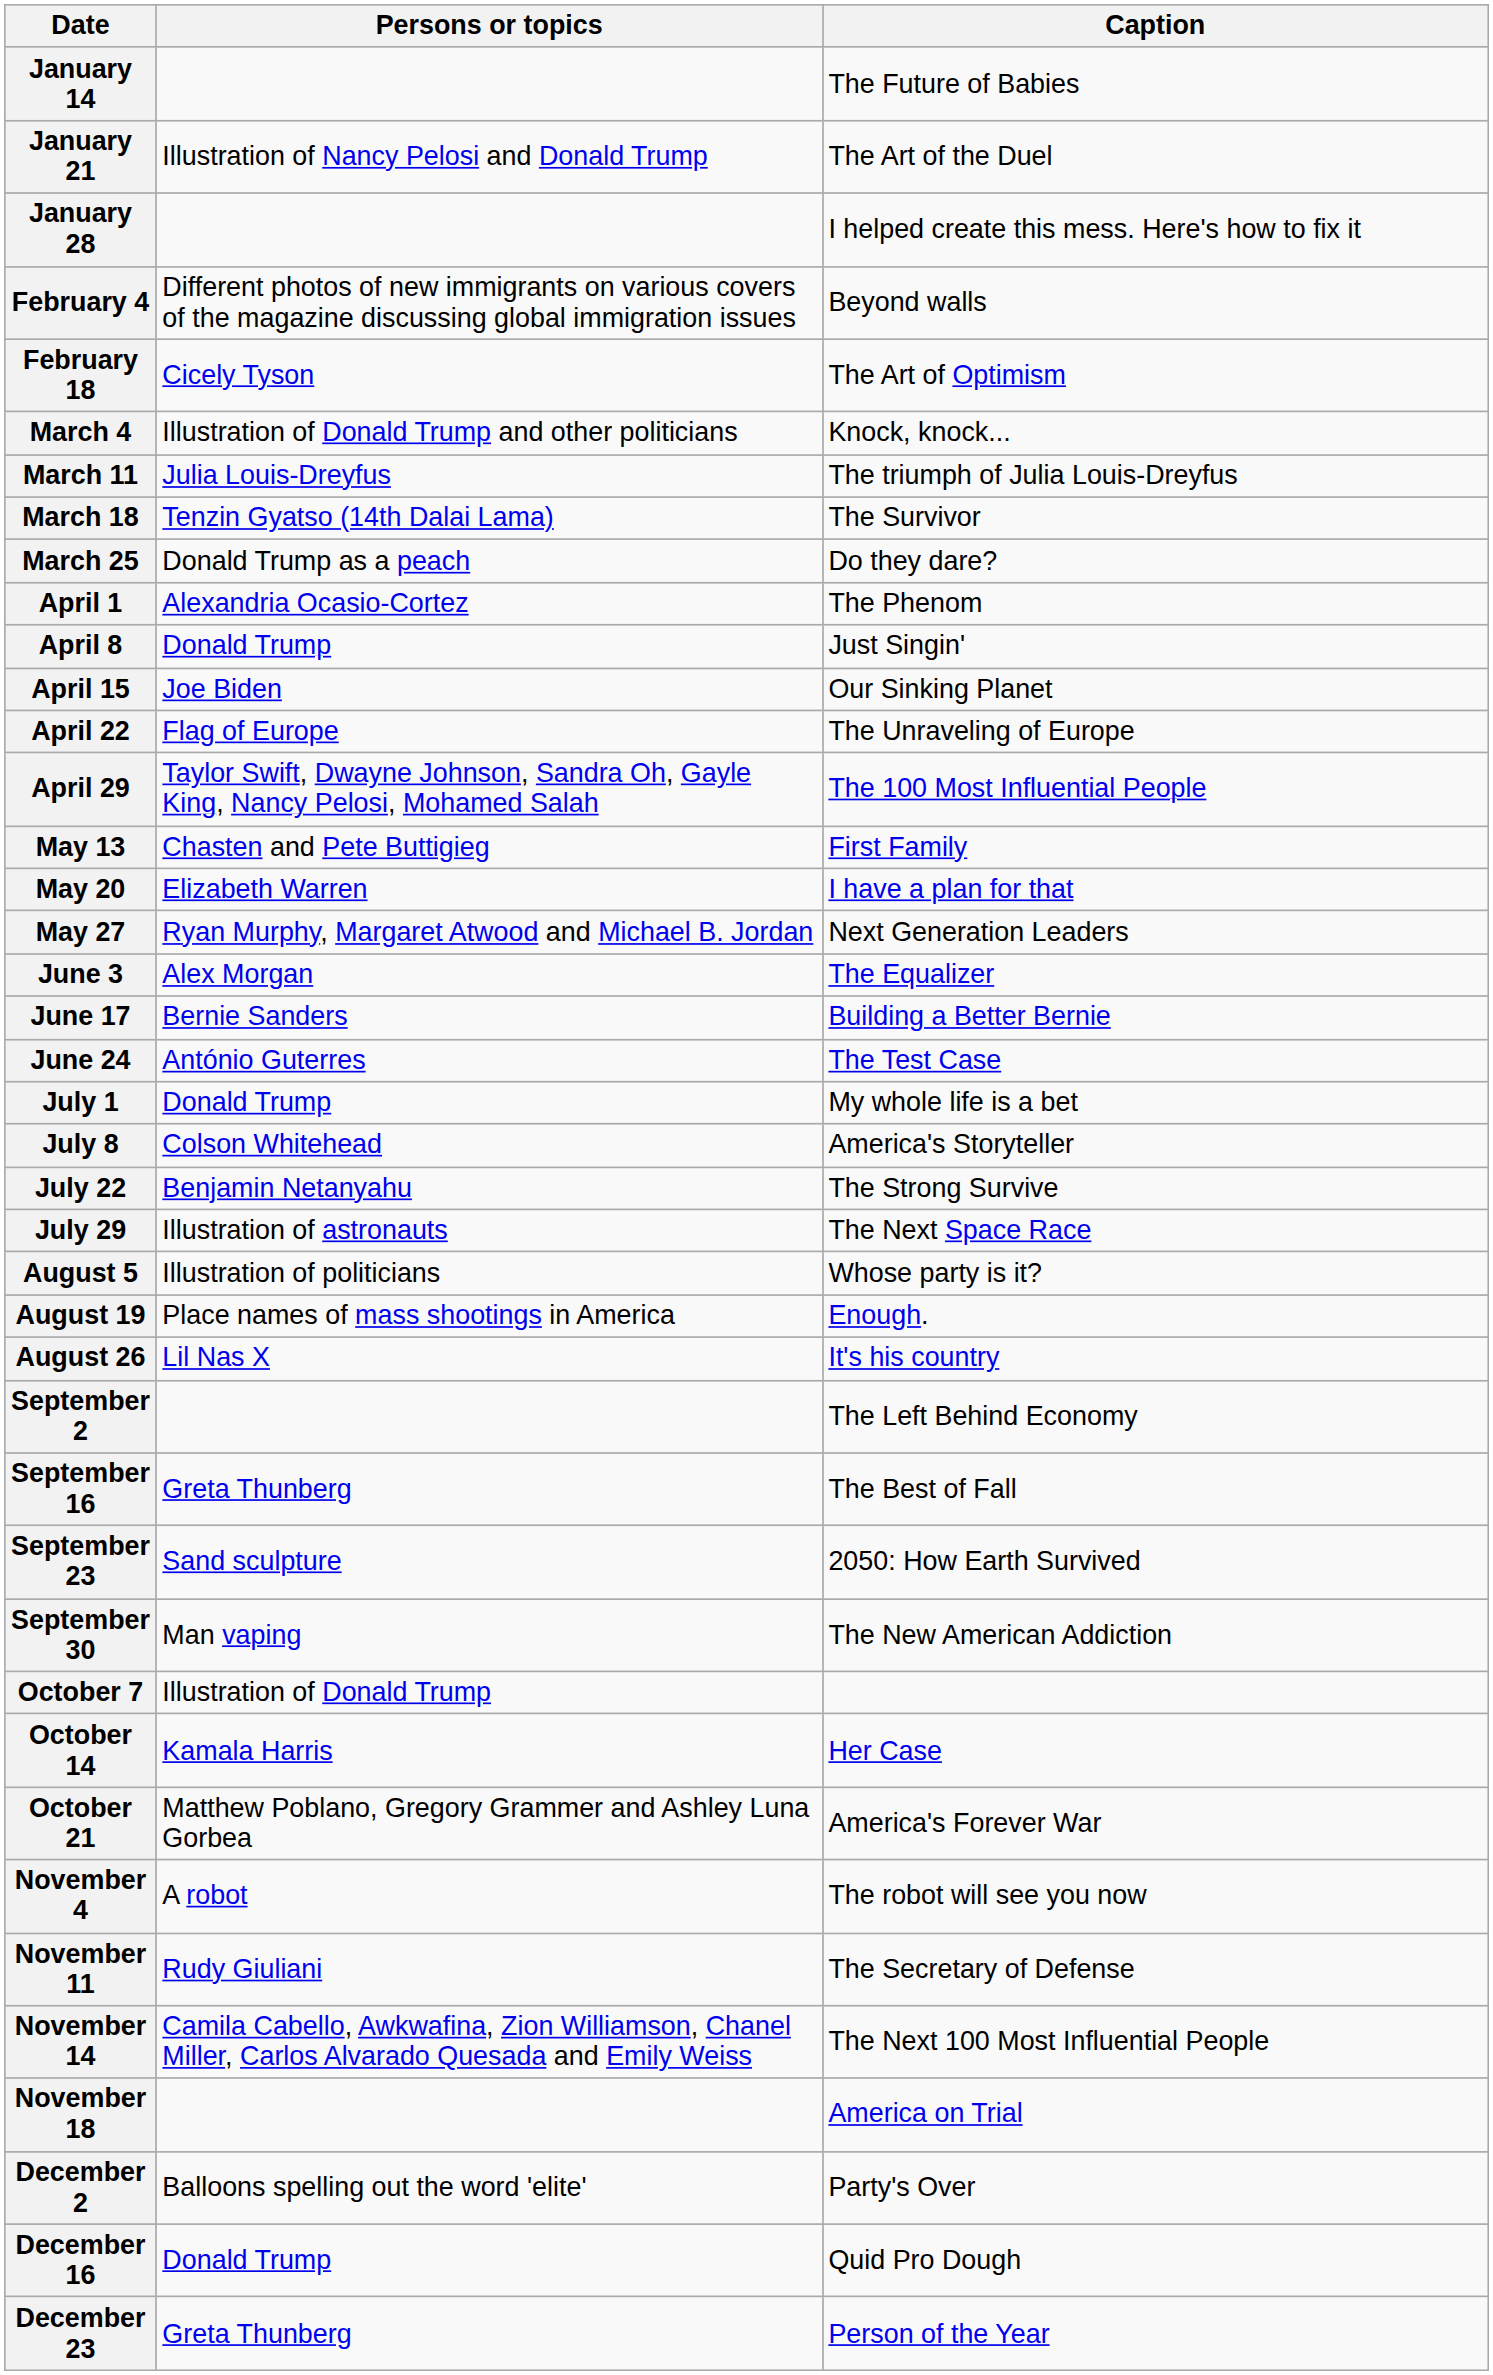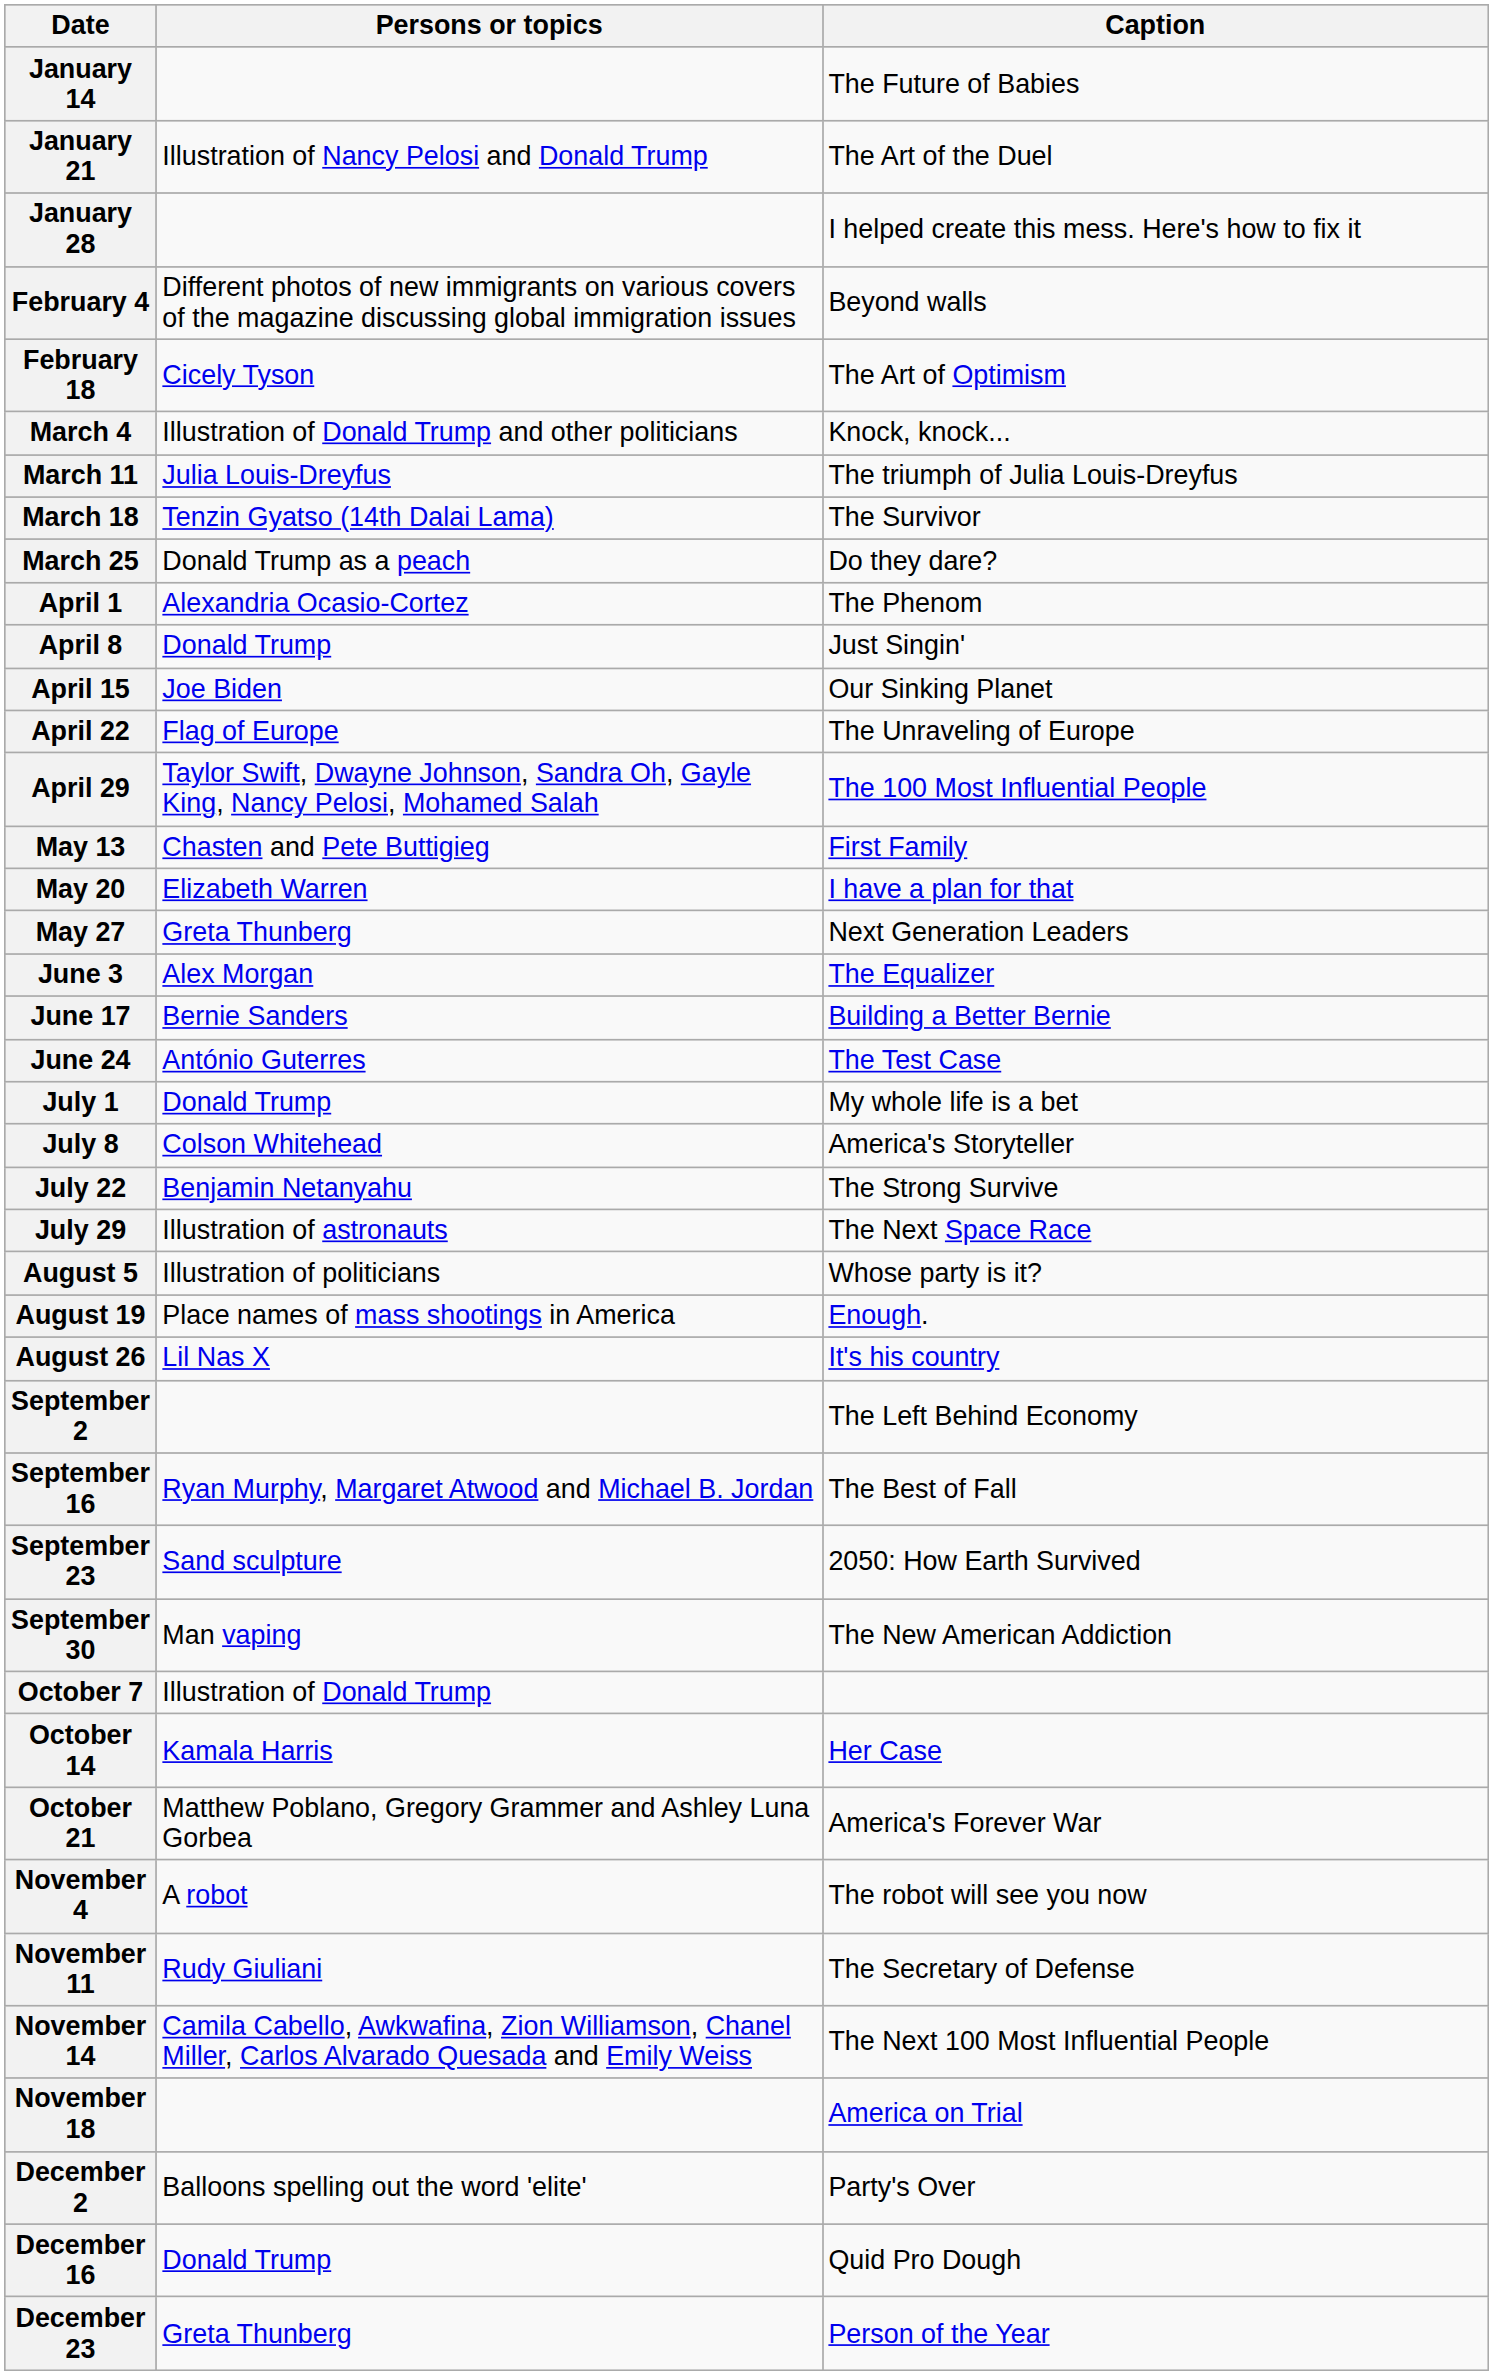(488, 931) Ryan Murphy, Margaret Atwood and Michael B. Jordan -> (257, 931) Greta Thunberg
(257, 1488) Greta Thunberg -> (488, 1488) Ryan Murphy, Margaret Atwood and Michael B. Jordan
